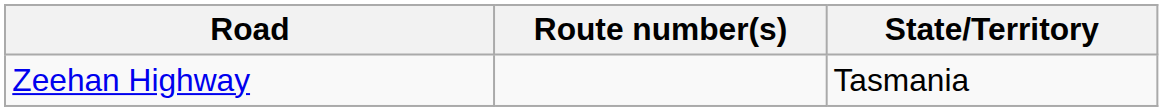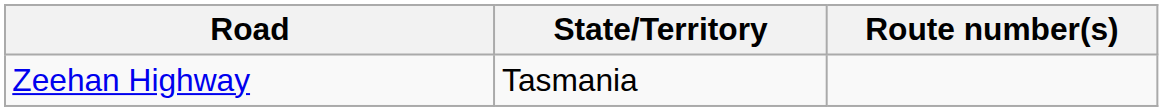columns swapped: (660, 29) <-> (992, 29)
